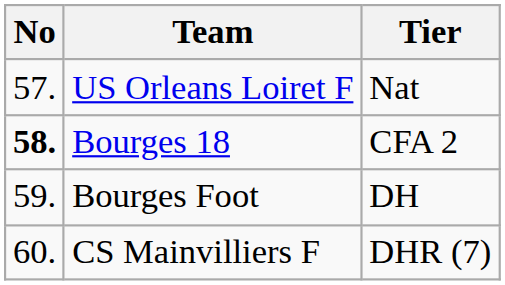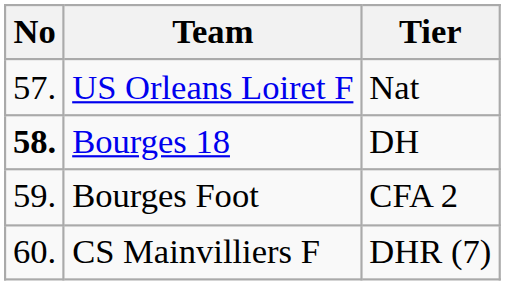(414, 141) CFA 2 -> (394, 141) DH
(394, 196) DH -> (414, 196) CFA 2
